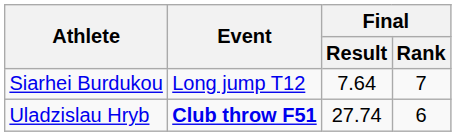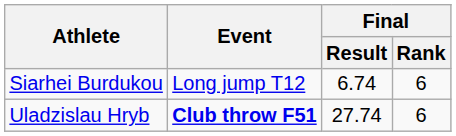(357, 84) 7.64 -> (357, 84) 6.74
(421, 84) 7 -> (421, 84) 6
